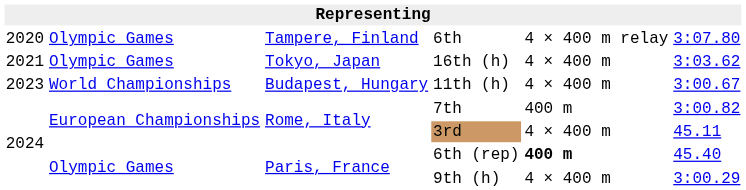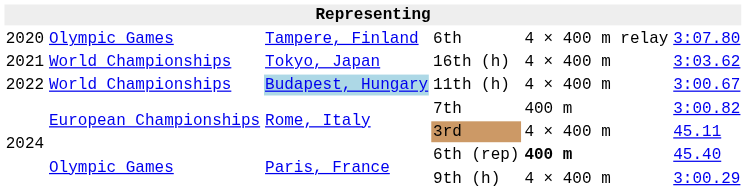(111, 62) Olympic Games -> (140, 62) World Championships
(25, 85) 2023 -> (25, 85) 2022
(347, 85) no background -> (347, 85) lightblue background
